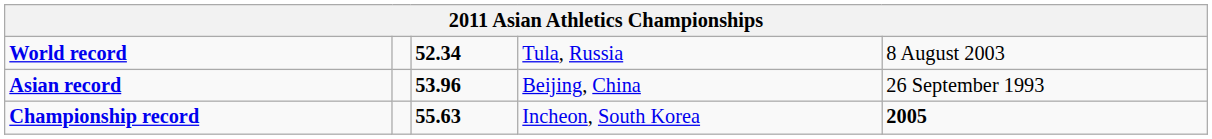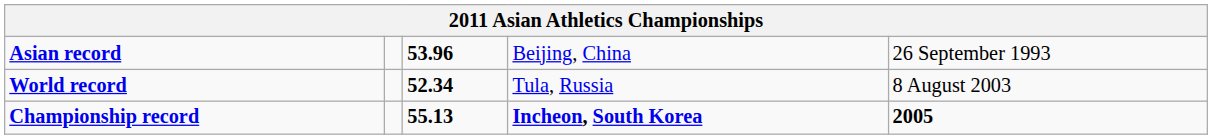rows swapped: (68, 52) <-> (65, 85)
(438, 117) 55.63 -> (430, 117) 55.13
(611, 117) normal -> (607, 117) bold
